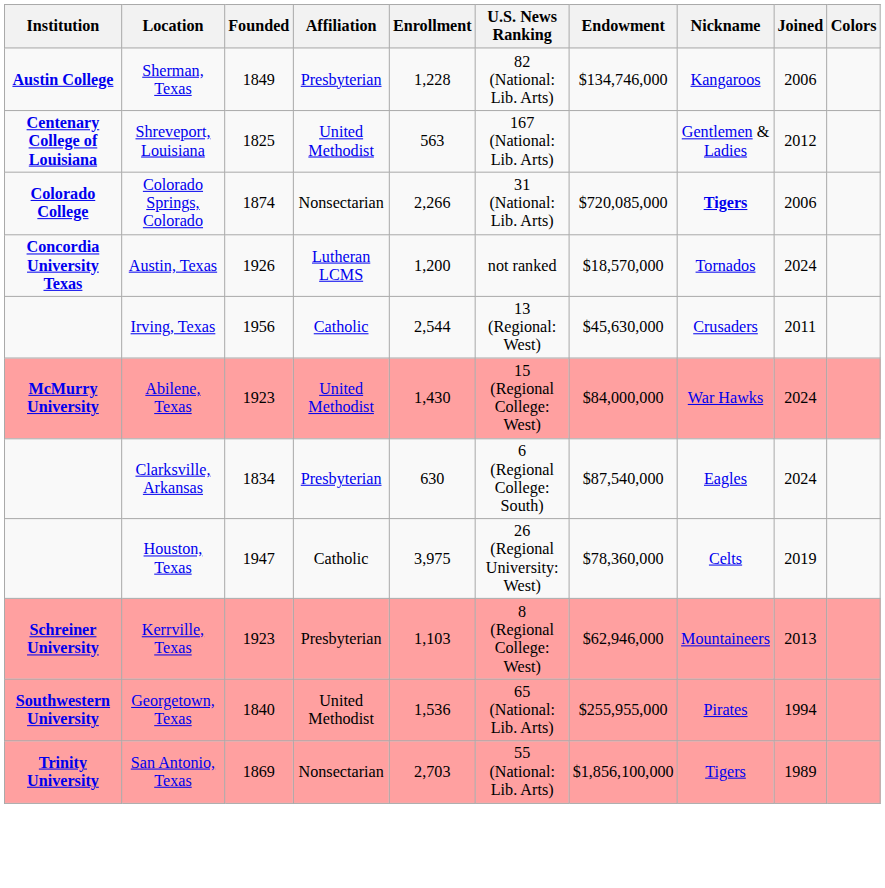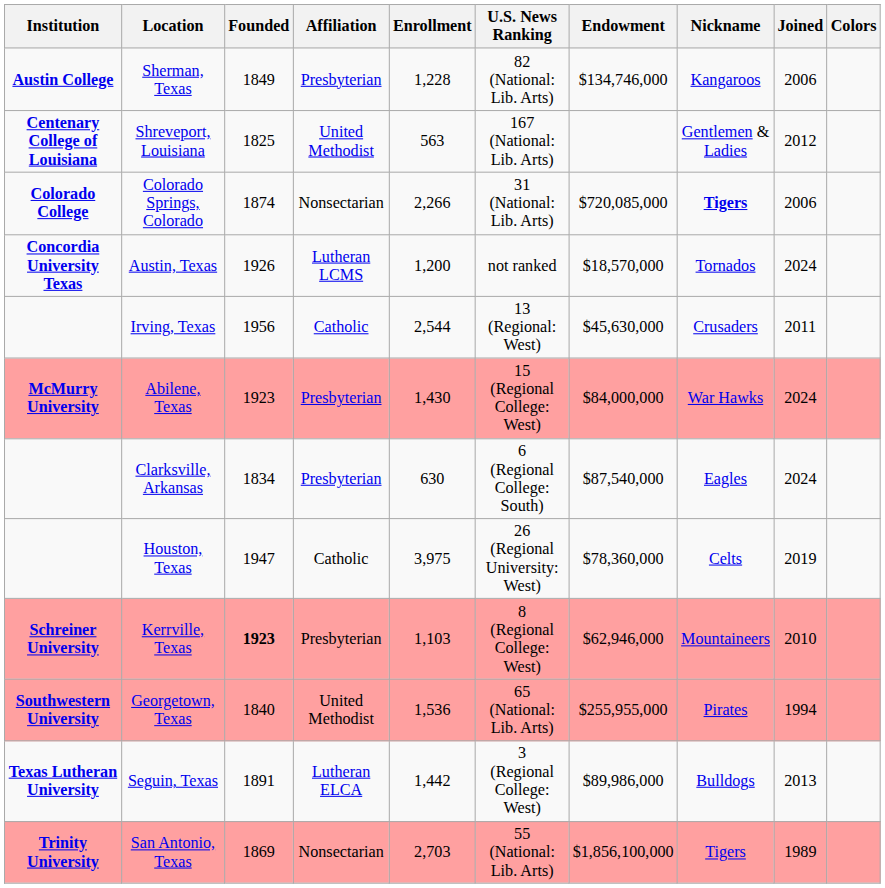(341, 398) United Methodist -> (341, 398) Presbyterian
(259, 638) normal -> (259, 638) bold
(800, 638) 2013 -> (800, 638) 2010
+ row: (173, 781)
